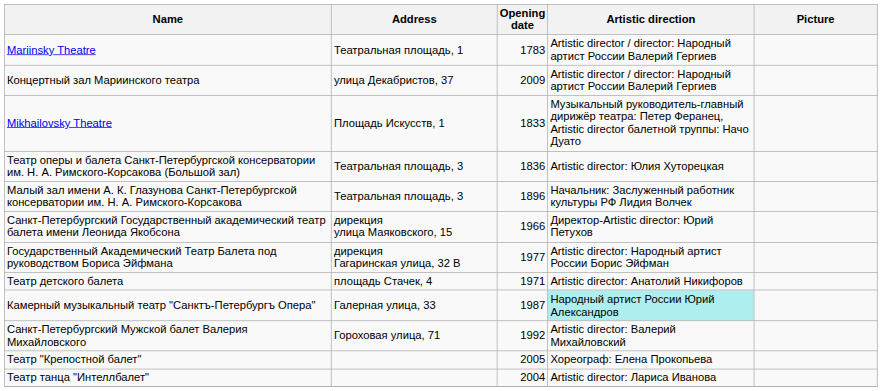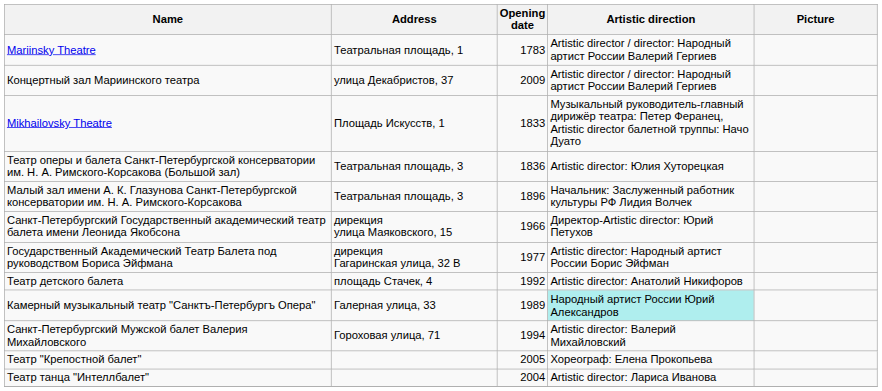(533, 281) 1971 -> (533, 281) 1992
(533, 305) 1987 -> (533, 305) 1989
(533, 335) 1992 -> (533, 335) 1994
